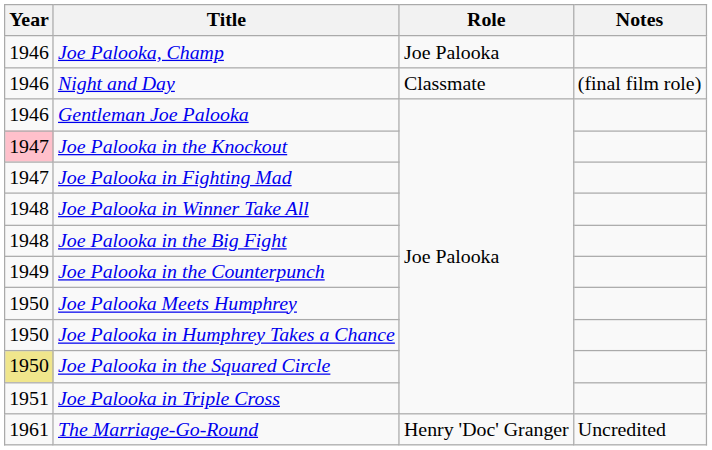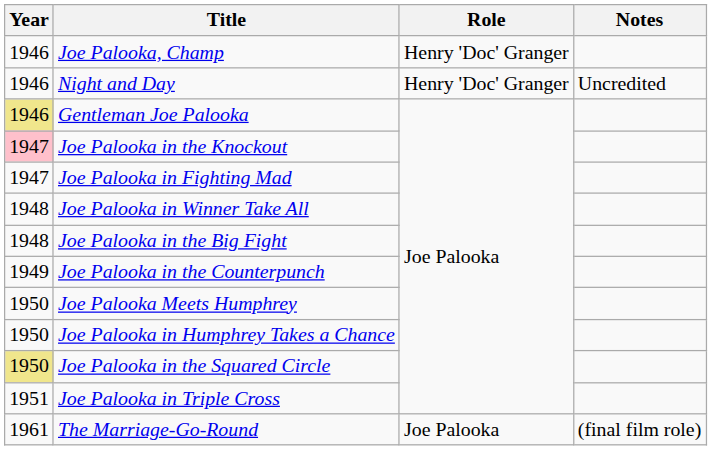(452, 51) Joe Palooka -> (486, 51) Henry 'Doc' Granger
(445, 83) Classmate -> (486, 83) Henry 'Doc' Granger
(640, 83) (final film role) -> (622, 83) Uncredited
(29, 114) no background -> (29, 114) khaki background
(486, 429) Henry 'Doc' Granger -> (452, 429) Joe Palooka
(622, 429) Uncredited -> (640, 429) (final film role)
